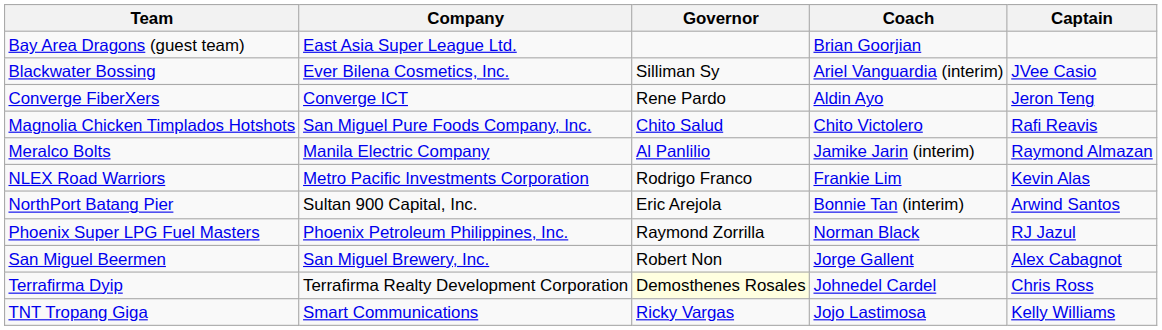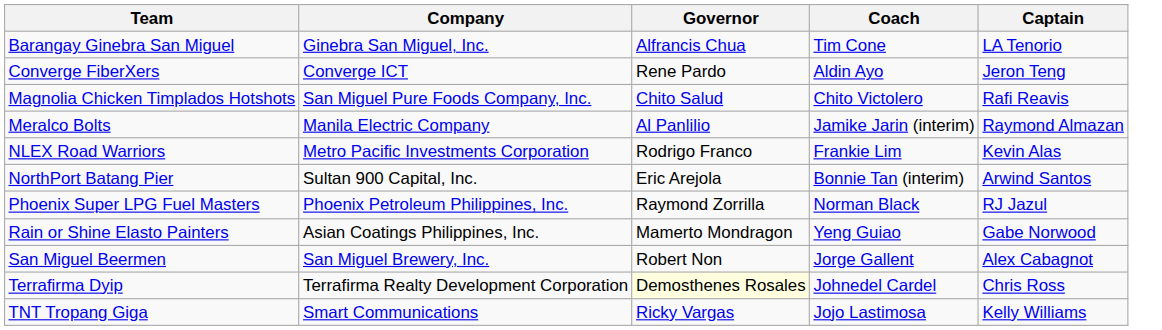+ row: (121, 45)
- row: (127, 45)
- row: (82, 72)
+ row: (119, 232)
